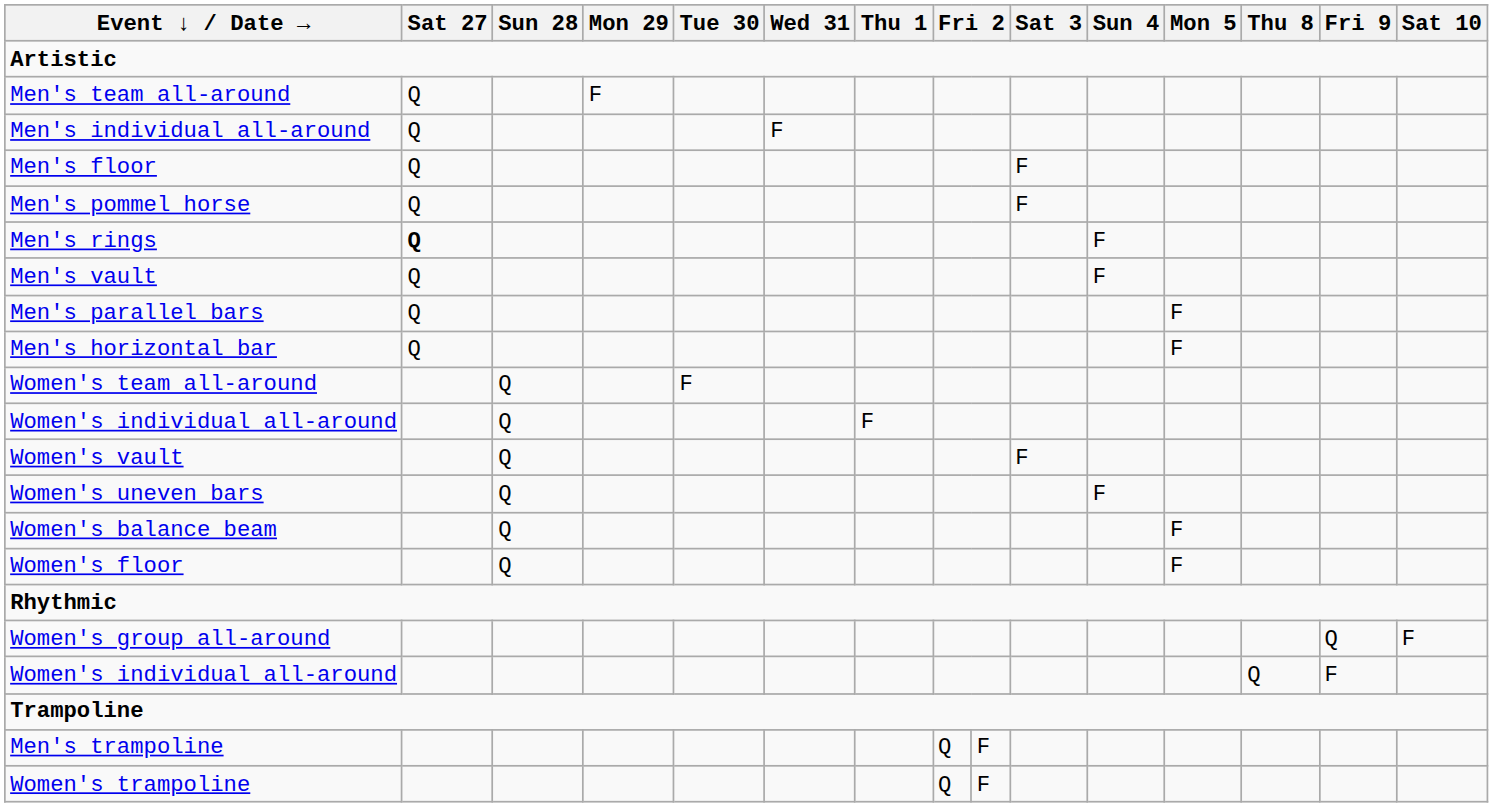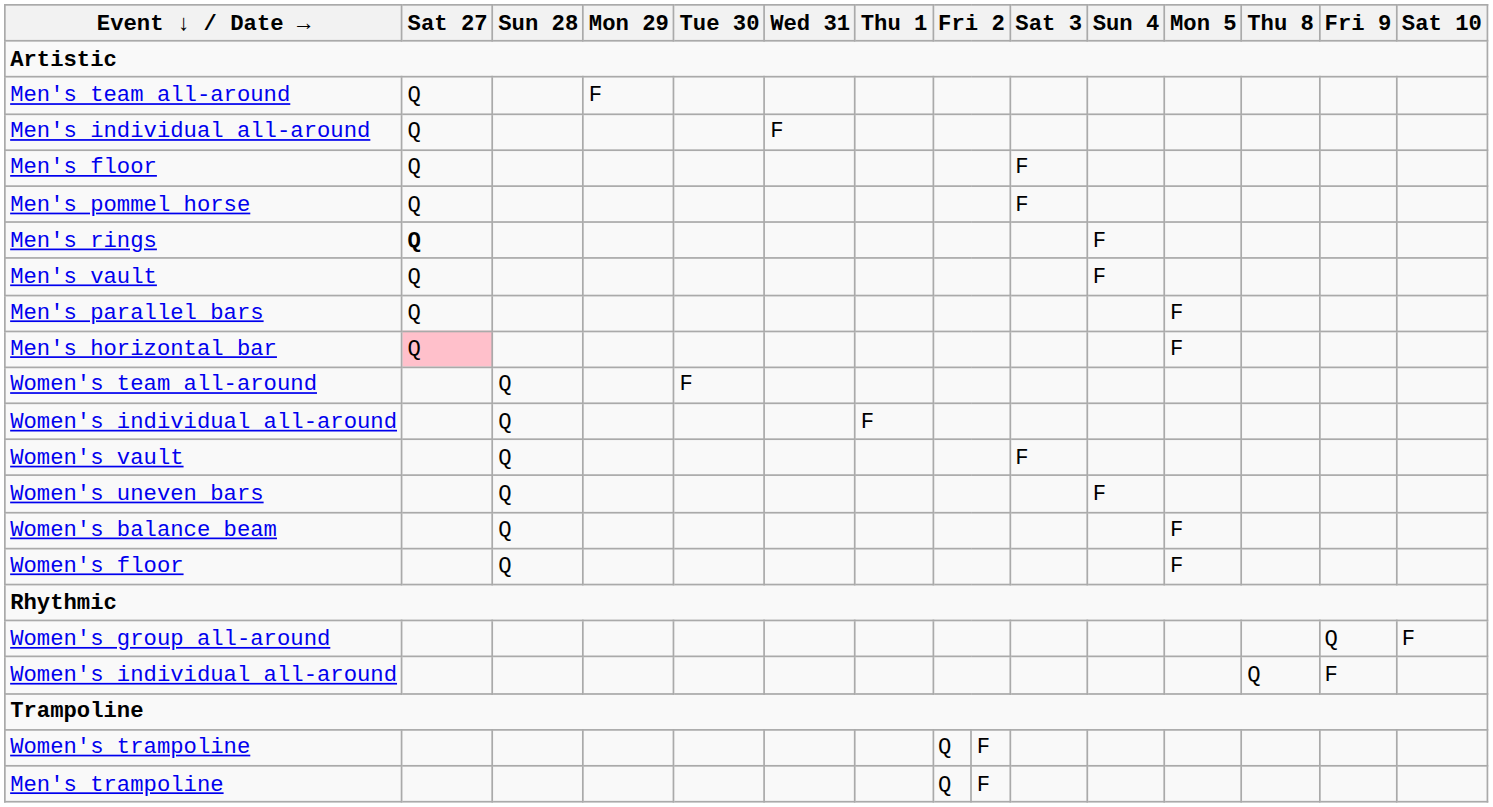(414, 349) no background -> (414, 349) pink background
rows swapped: (117, 748) <-> (130, 784)
